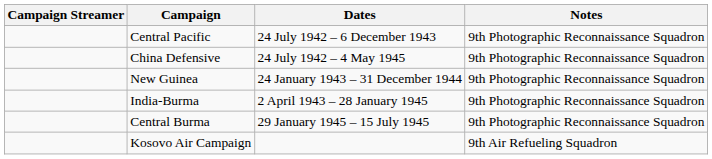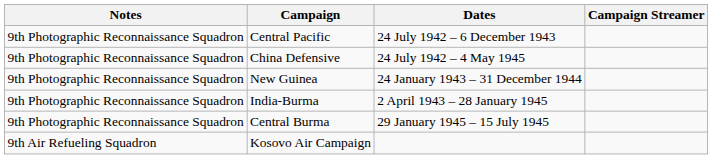columns swapped: (66, 15) <-> (586, 15)
